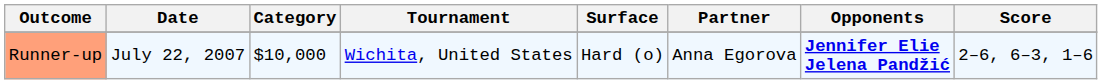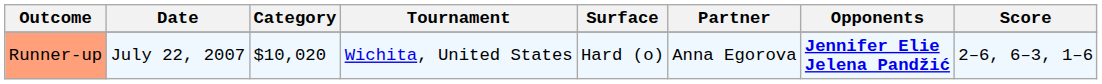(290, 55) $10,000 -> (290, 55) $10,020
